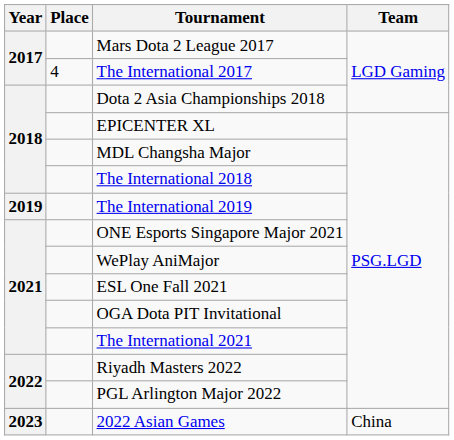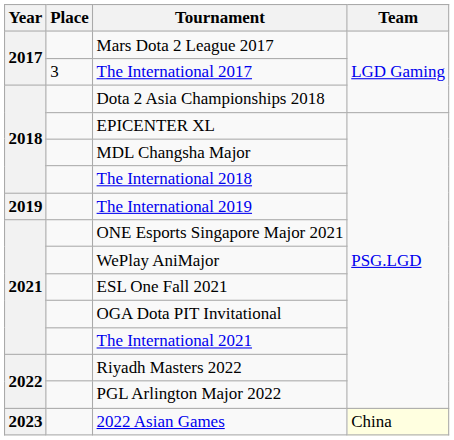(54, 71) 4 -> (54, 71) 3
(372, 421) no background -> (372, 421) lightyellow background
